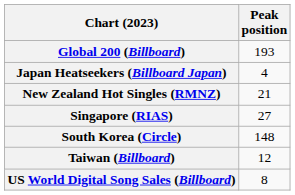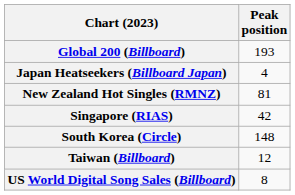(264, 94) 21 -> (264, 94) 81
(264, 115) 27 -> (264, 115) 42
